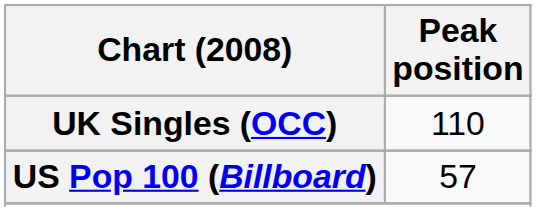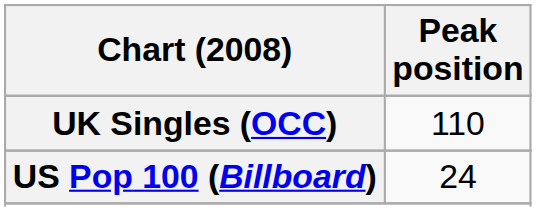(458, 176) 57 -> (458, 176) 24
